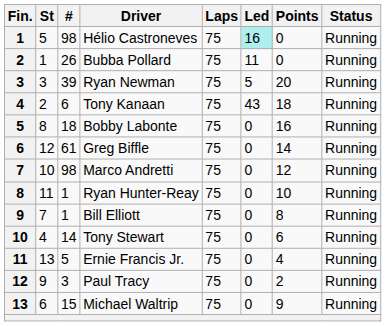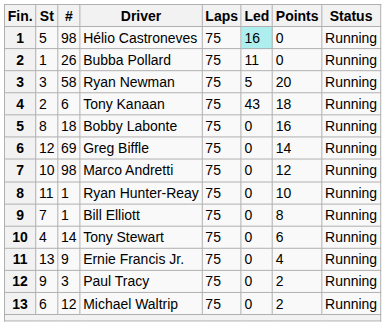(69, 82) 39 -> (69, 82) 58
(69, 149) 61 -> (69, 149) 69
(65, 259) 5 -> (65, 259) 9
(69, 304) 15 -> (69, 304) 12
(280, 304) 9 -> (280, 304) 2
